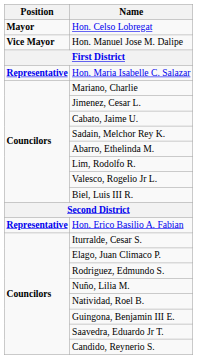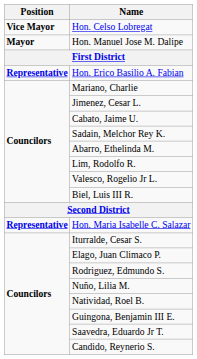(20, 27) Mayor -> (30, 27) Vice Mayor
(30, 42) Vice Mayor -> (20, 42) Mayor
rows swapped: (131, 73) <-> (128, 225)
